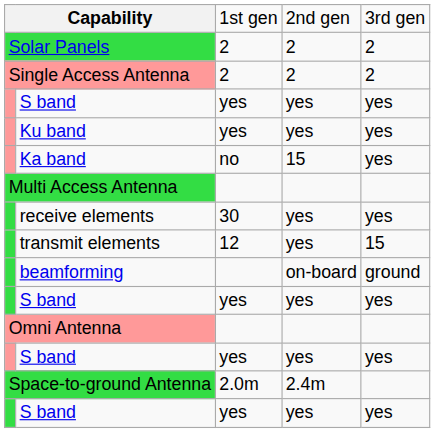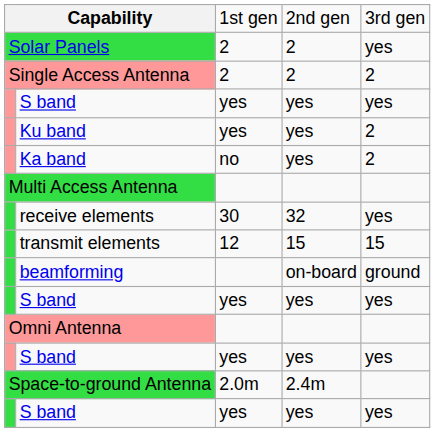(370, 46) 2 -> (379, 46) yes
(379, 131) yes -> (370, 131) 2
(296, 159) 15 -> (300, 159) yes
(379, 159) yes -> (370, 159) 2
(300, 215) yes -> (296, 215) 32
(300, 243) yes -> (296, 243) 15
